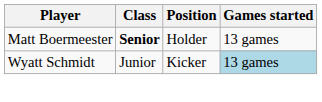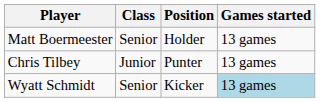(139, 39) bold -> (138, 39) normal
+ row: (44, 62)
(137, 62) Junior -> (138, 85) Senior
